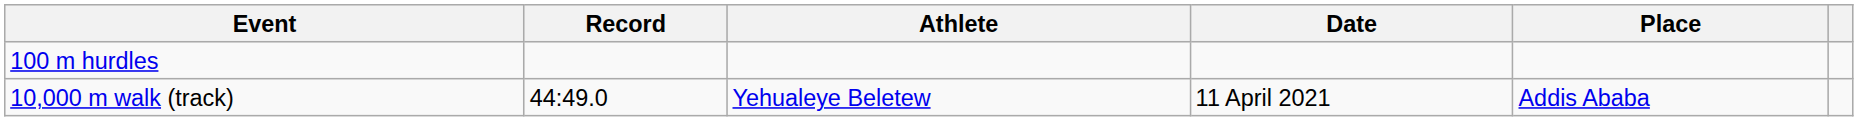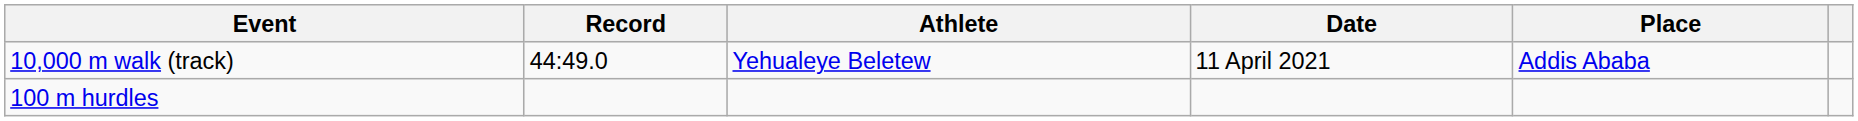rows swapped: (84, 61) <-> (122, 98)
